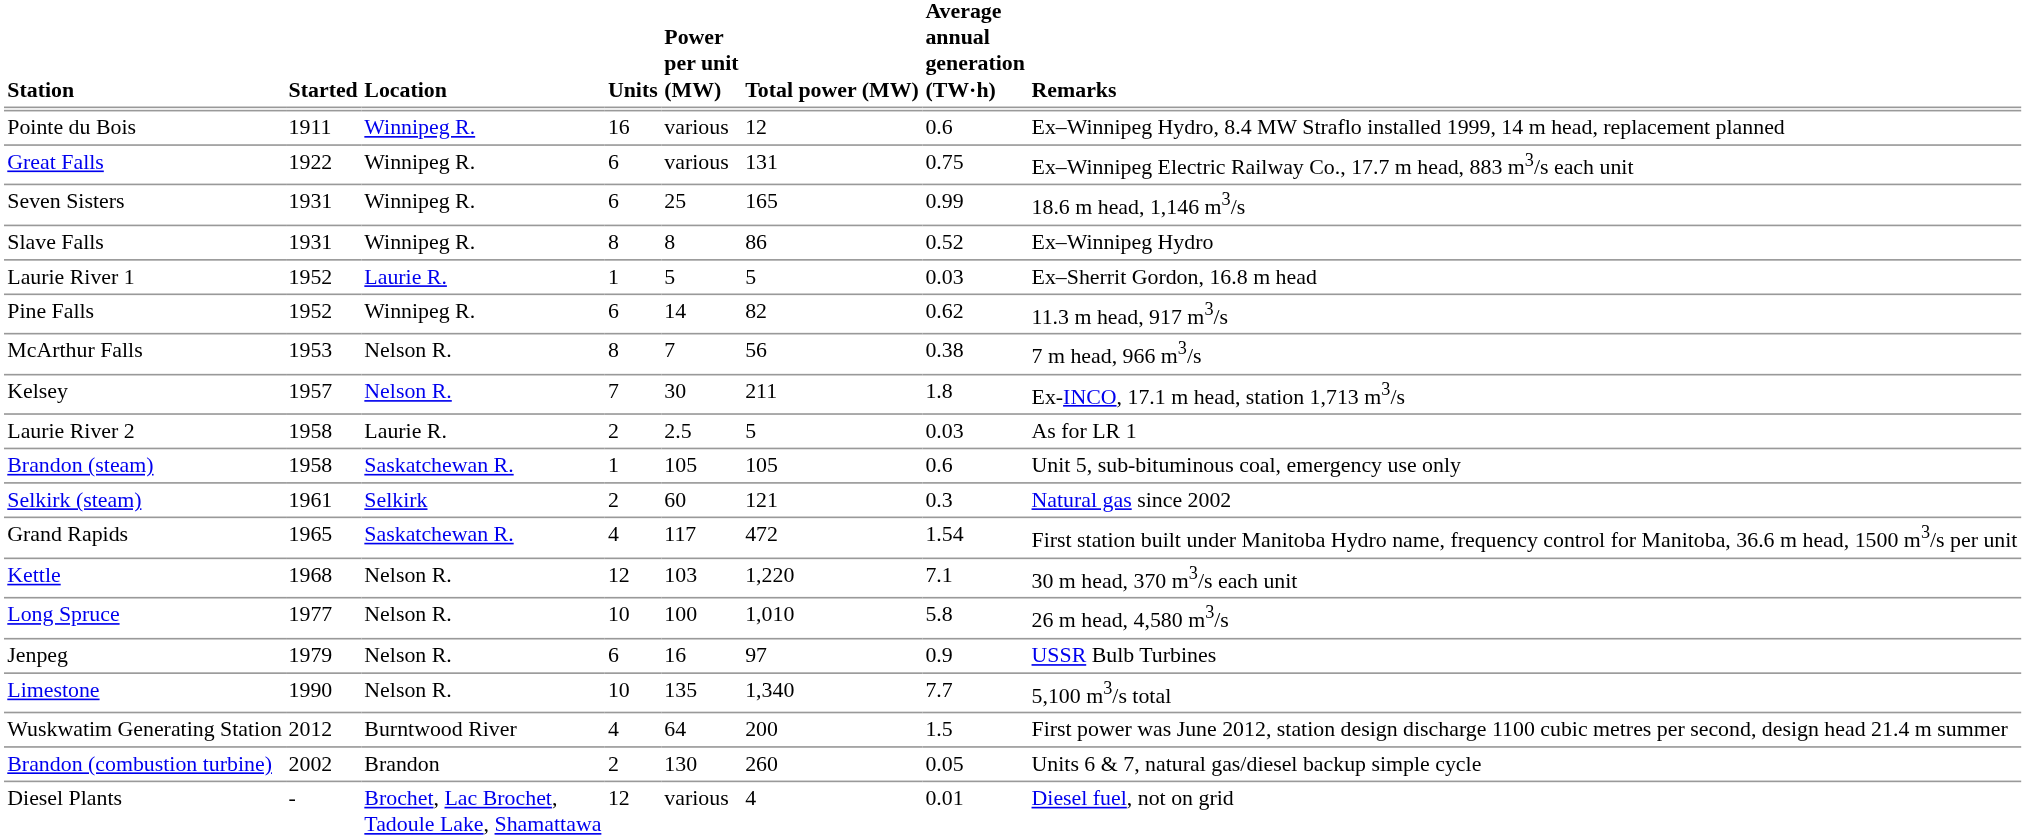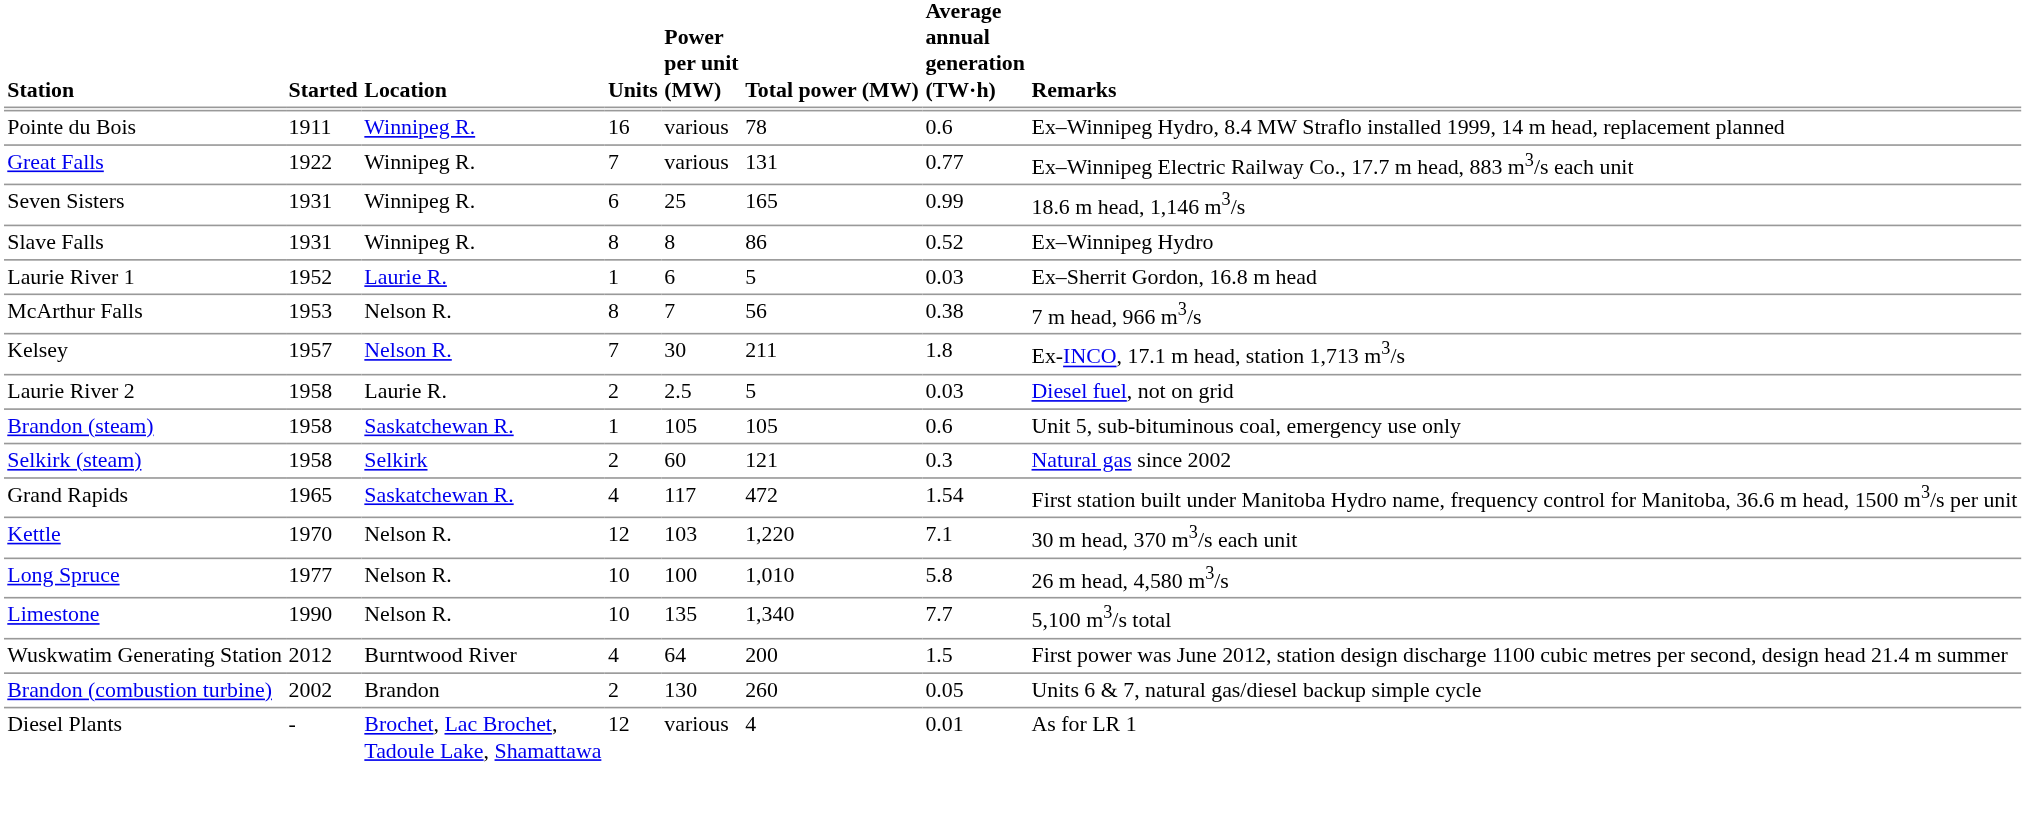(756, 127) 12 -> (756, 127) 78
(613, 161) 6 -> (613, 161) 7
(945, 161) 0.75 -> (945, 161) 0.77
(670, 276) 5 -> (670, 276) 6
- row: (51, 310)
(1084, 431) As for LR 1 -> (1133, 391) Diesel fuel, not on grid
(310, 500) 1961 -> (310, 460) 1958
(310, 574) 1968 -> (310, 534) 1970
- row: (38, 654)
(1133, 798) Diesel fuel, not on grid -> (1084, 723) As for LR 1
